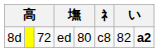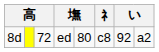(124, 37) 82 -> (124, 37) 92
(144, 37) bold -> (144, 37) normal
